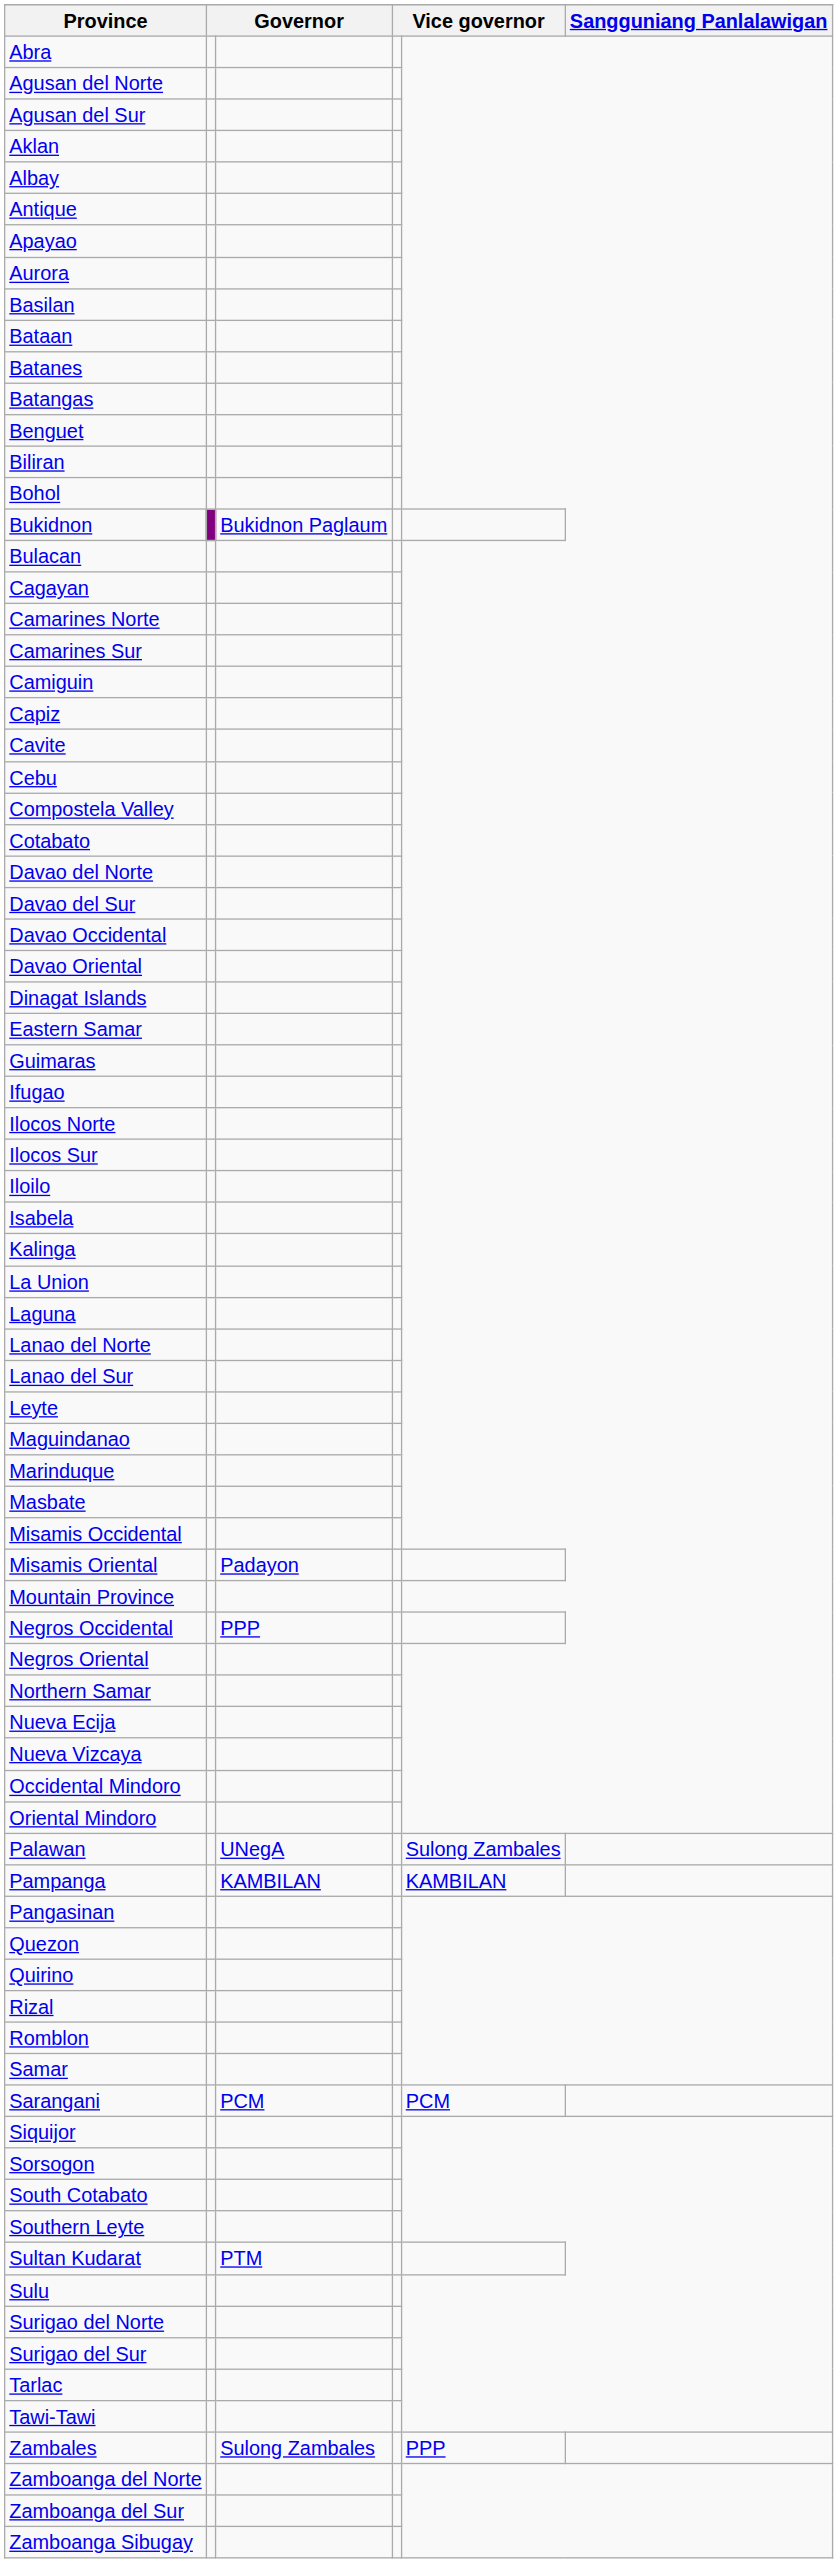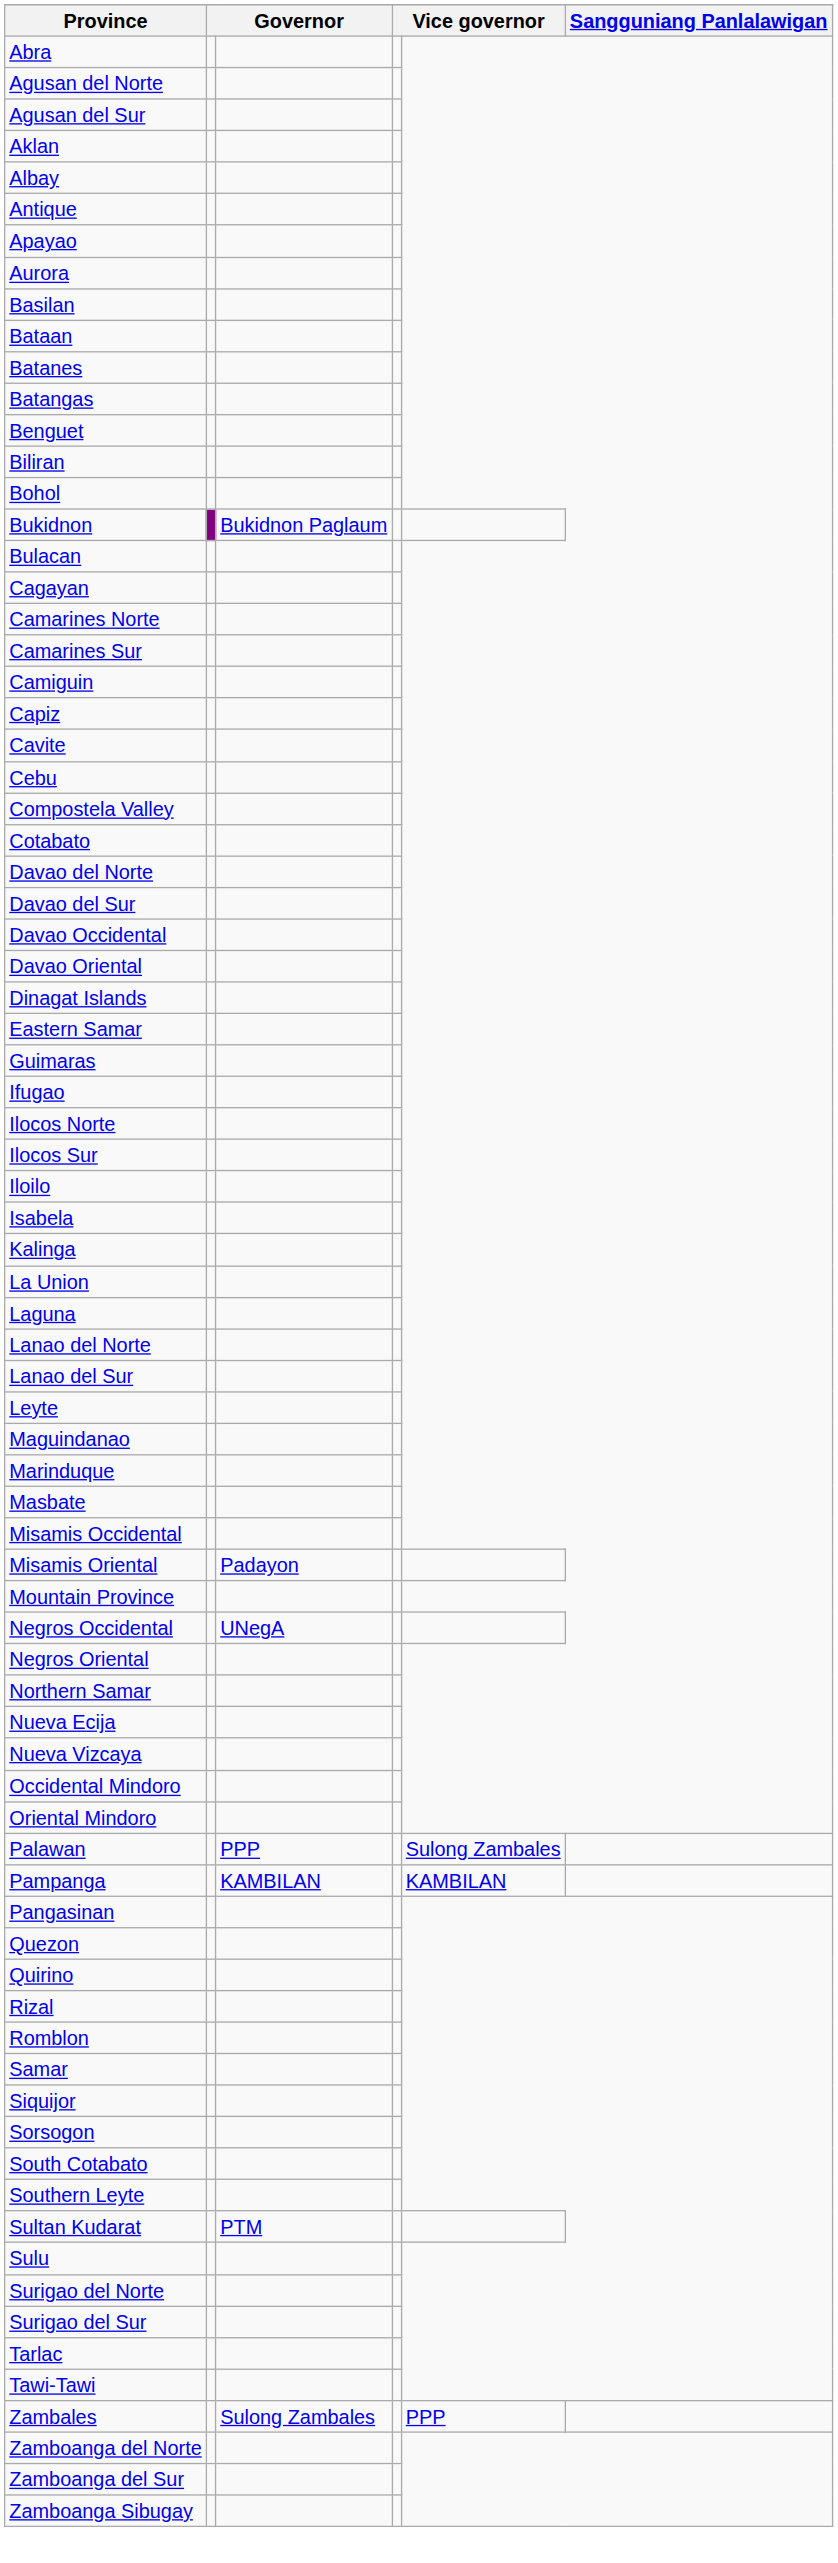(240, 1628) PPP -> (252, 1628) UNegA
(252, 1849) UNegA -> (240, 1849) PPP
- row: (55, 2101)
